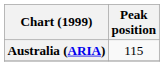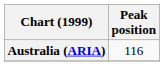(134, 50) 115 -> (134, 50) 116
